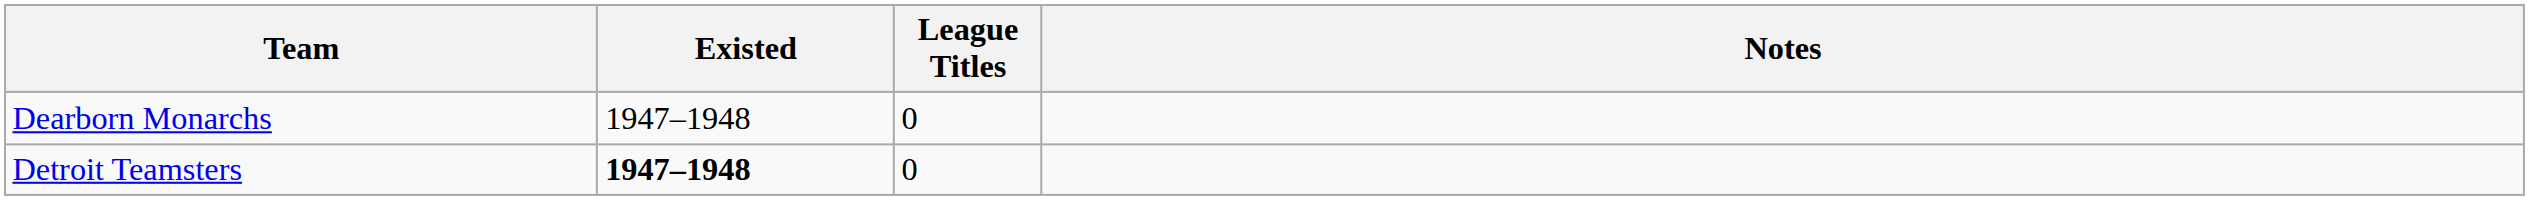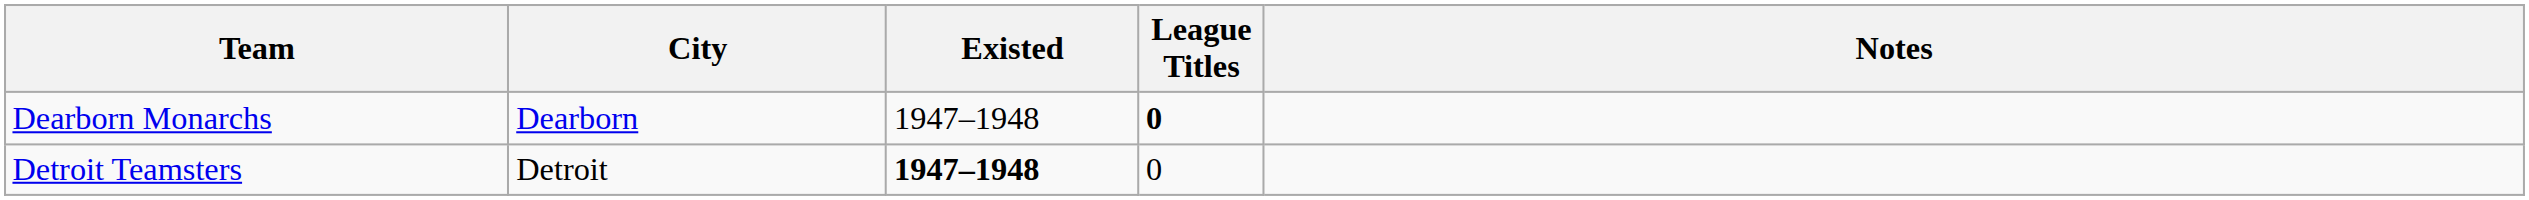+ column: (698, 48)
(910, 117) normal -> (1154, 117) bold
